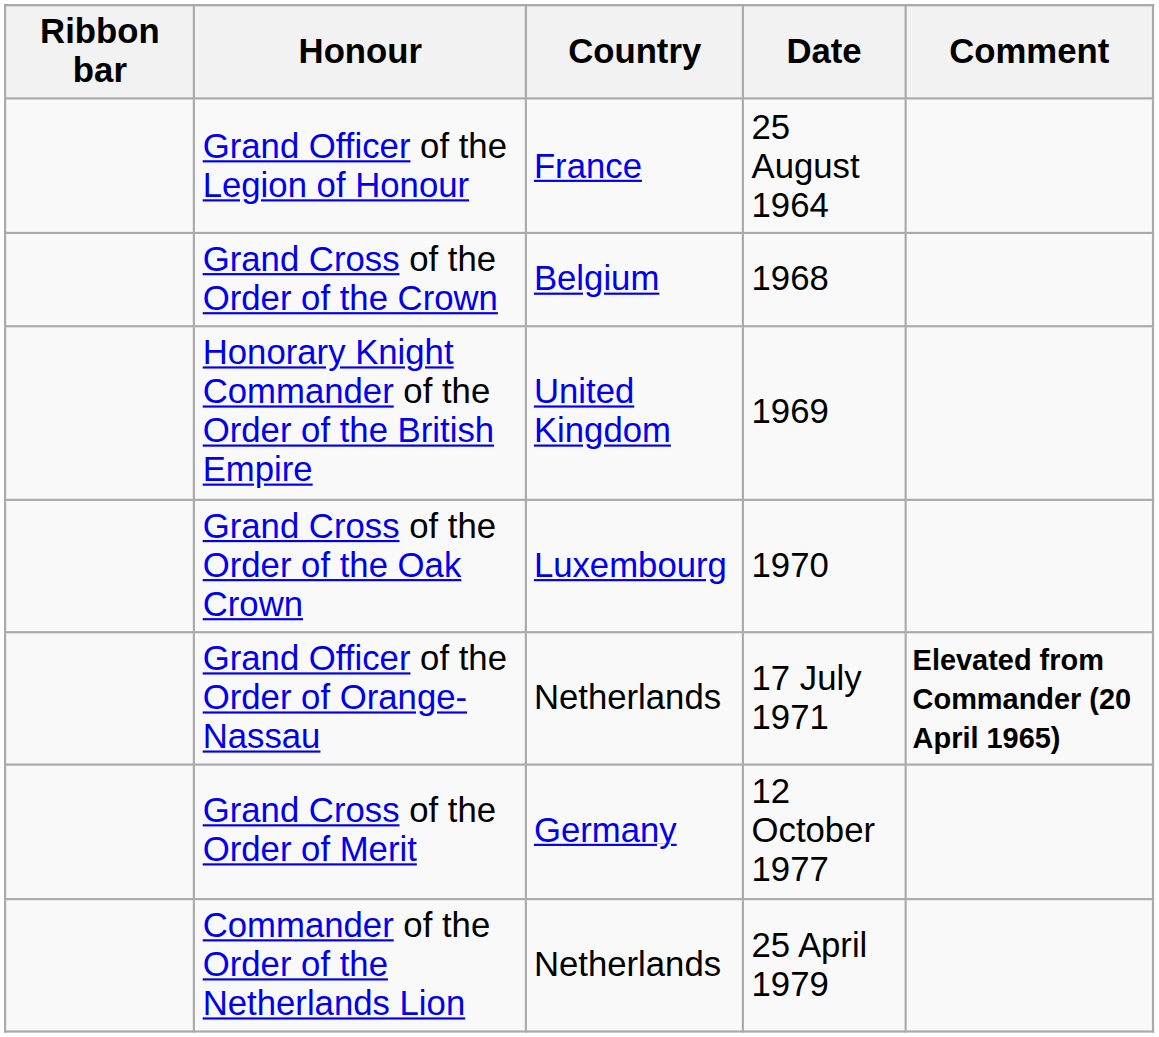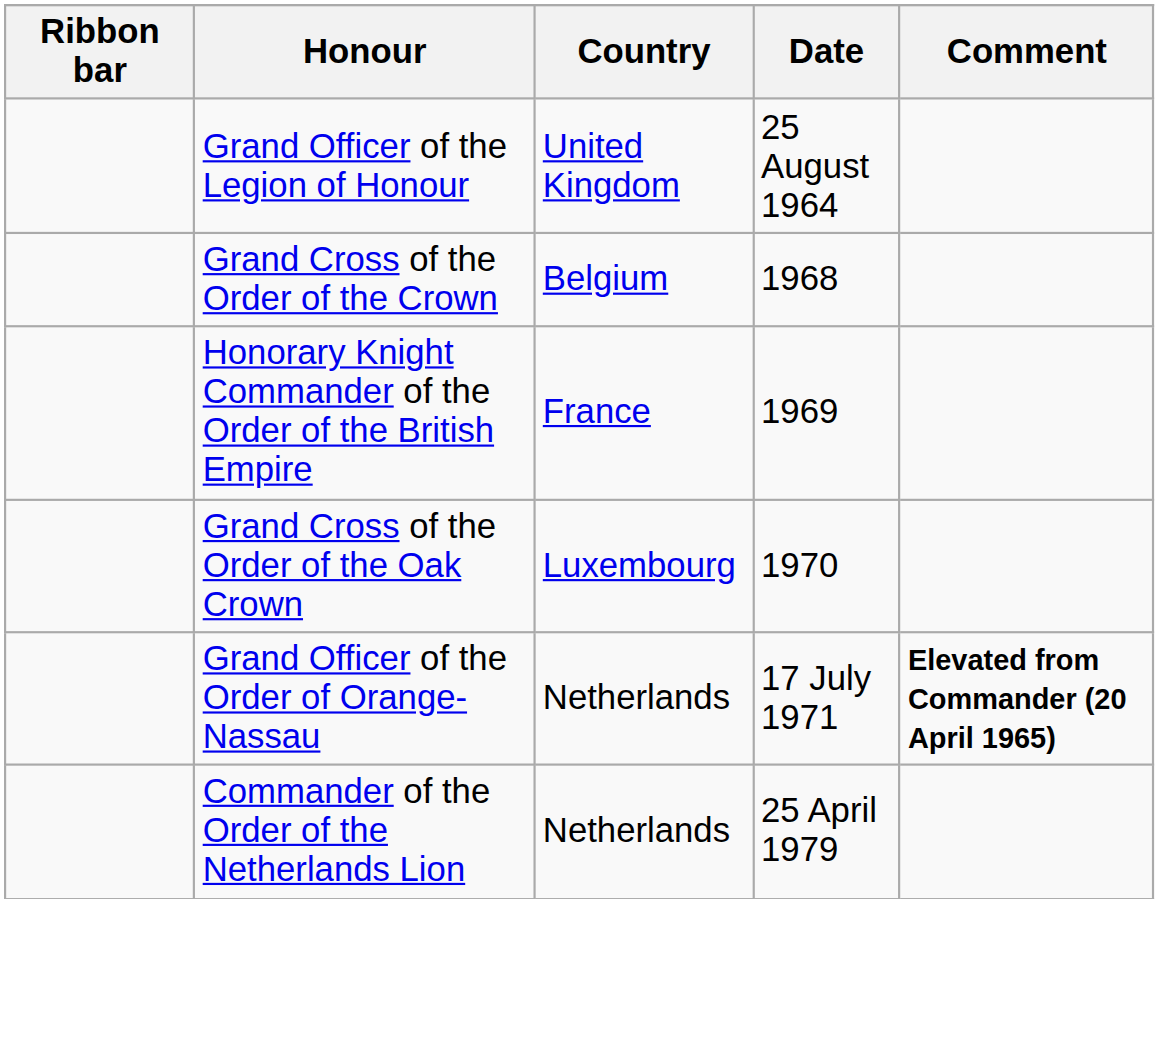(588, 165) France -> (611, 165) United Kingdom
(602, 412) United Kingdom -> (597, 412) France
- row: (349, 831)
